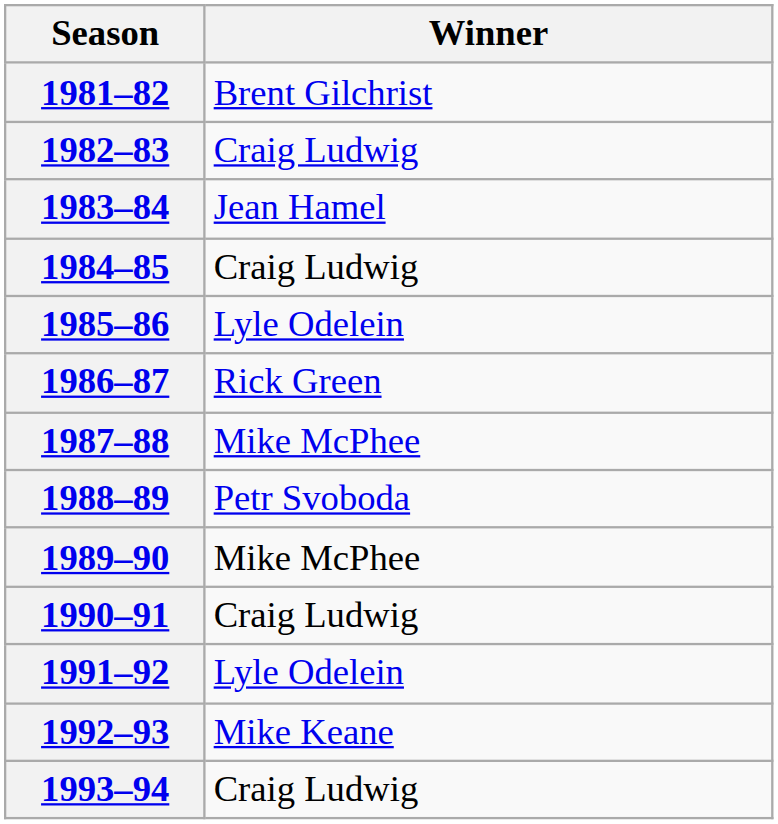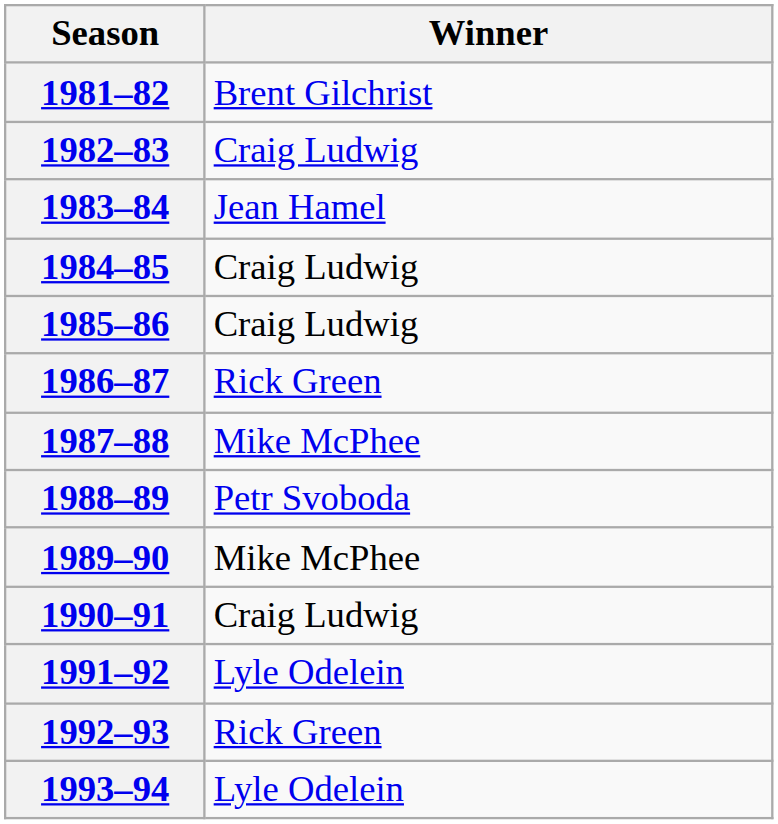(309, 324) Lyle Odelein -> (316, 324) Craig Ludwig
(304, 730) Mike Keane -> (298, 730) Rick Green
(316, 788) Craig Ludwig -> (309, 788) Lyle Odelein
